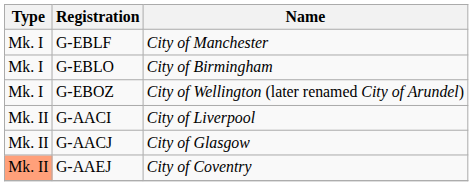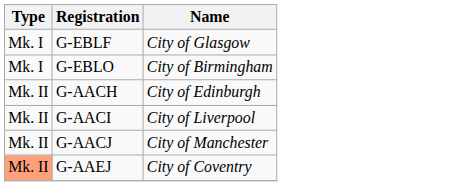(208, 42) City of Manchester -> (198, 42) City of Glasgow
- row: (85, 92)
+ row: (87, 92)
(198, 142) City of Glasgow -> (208, 142) City of Manchester
